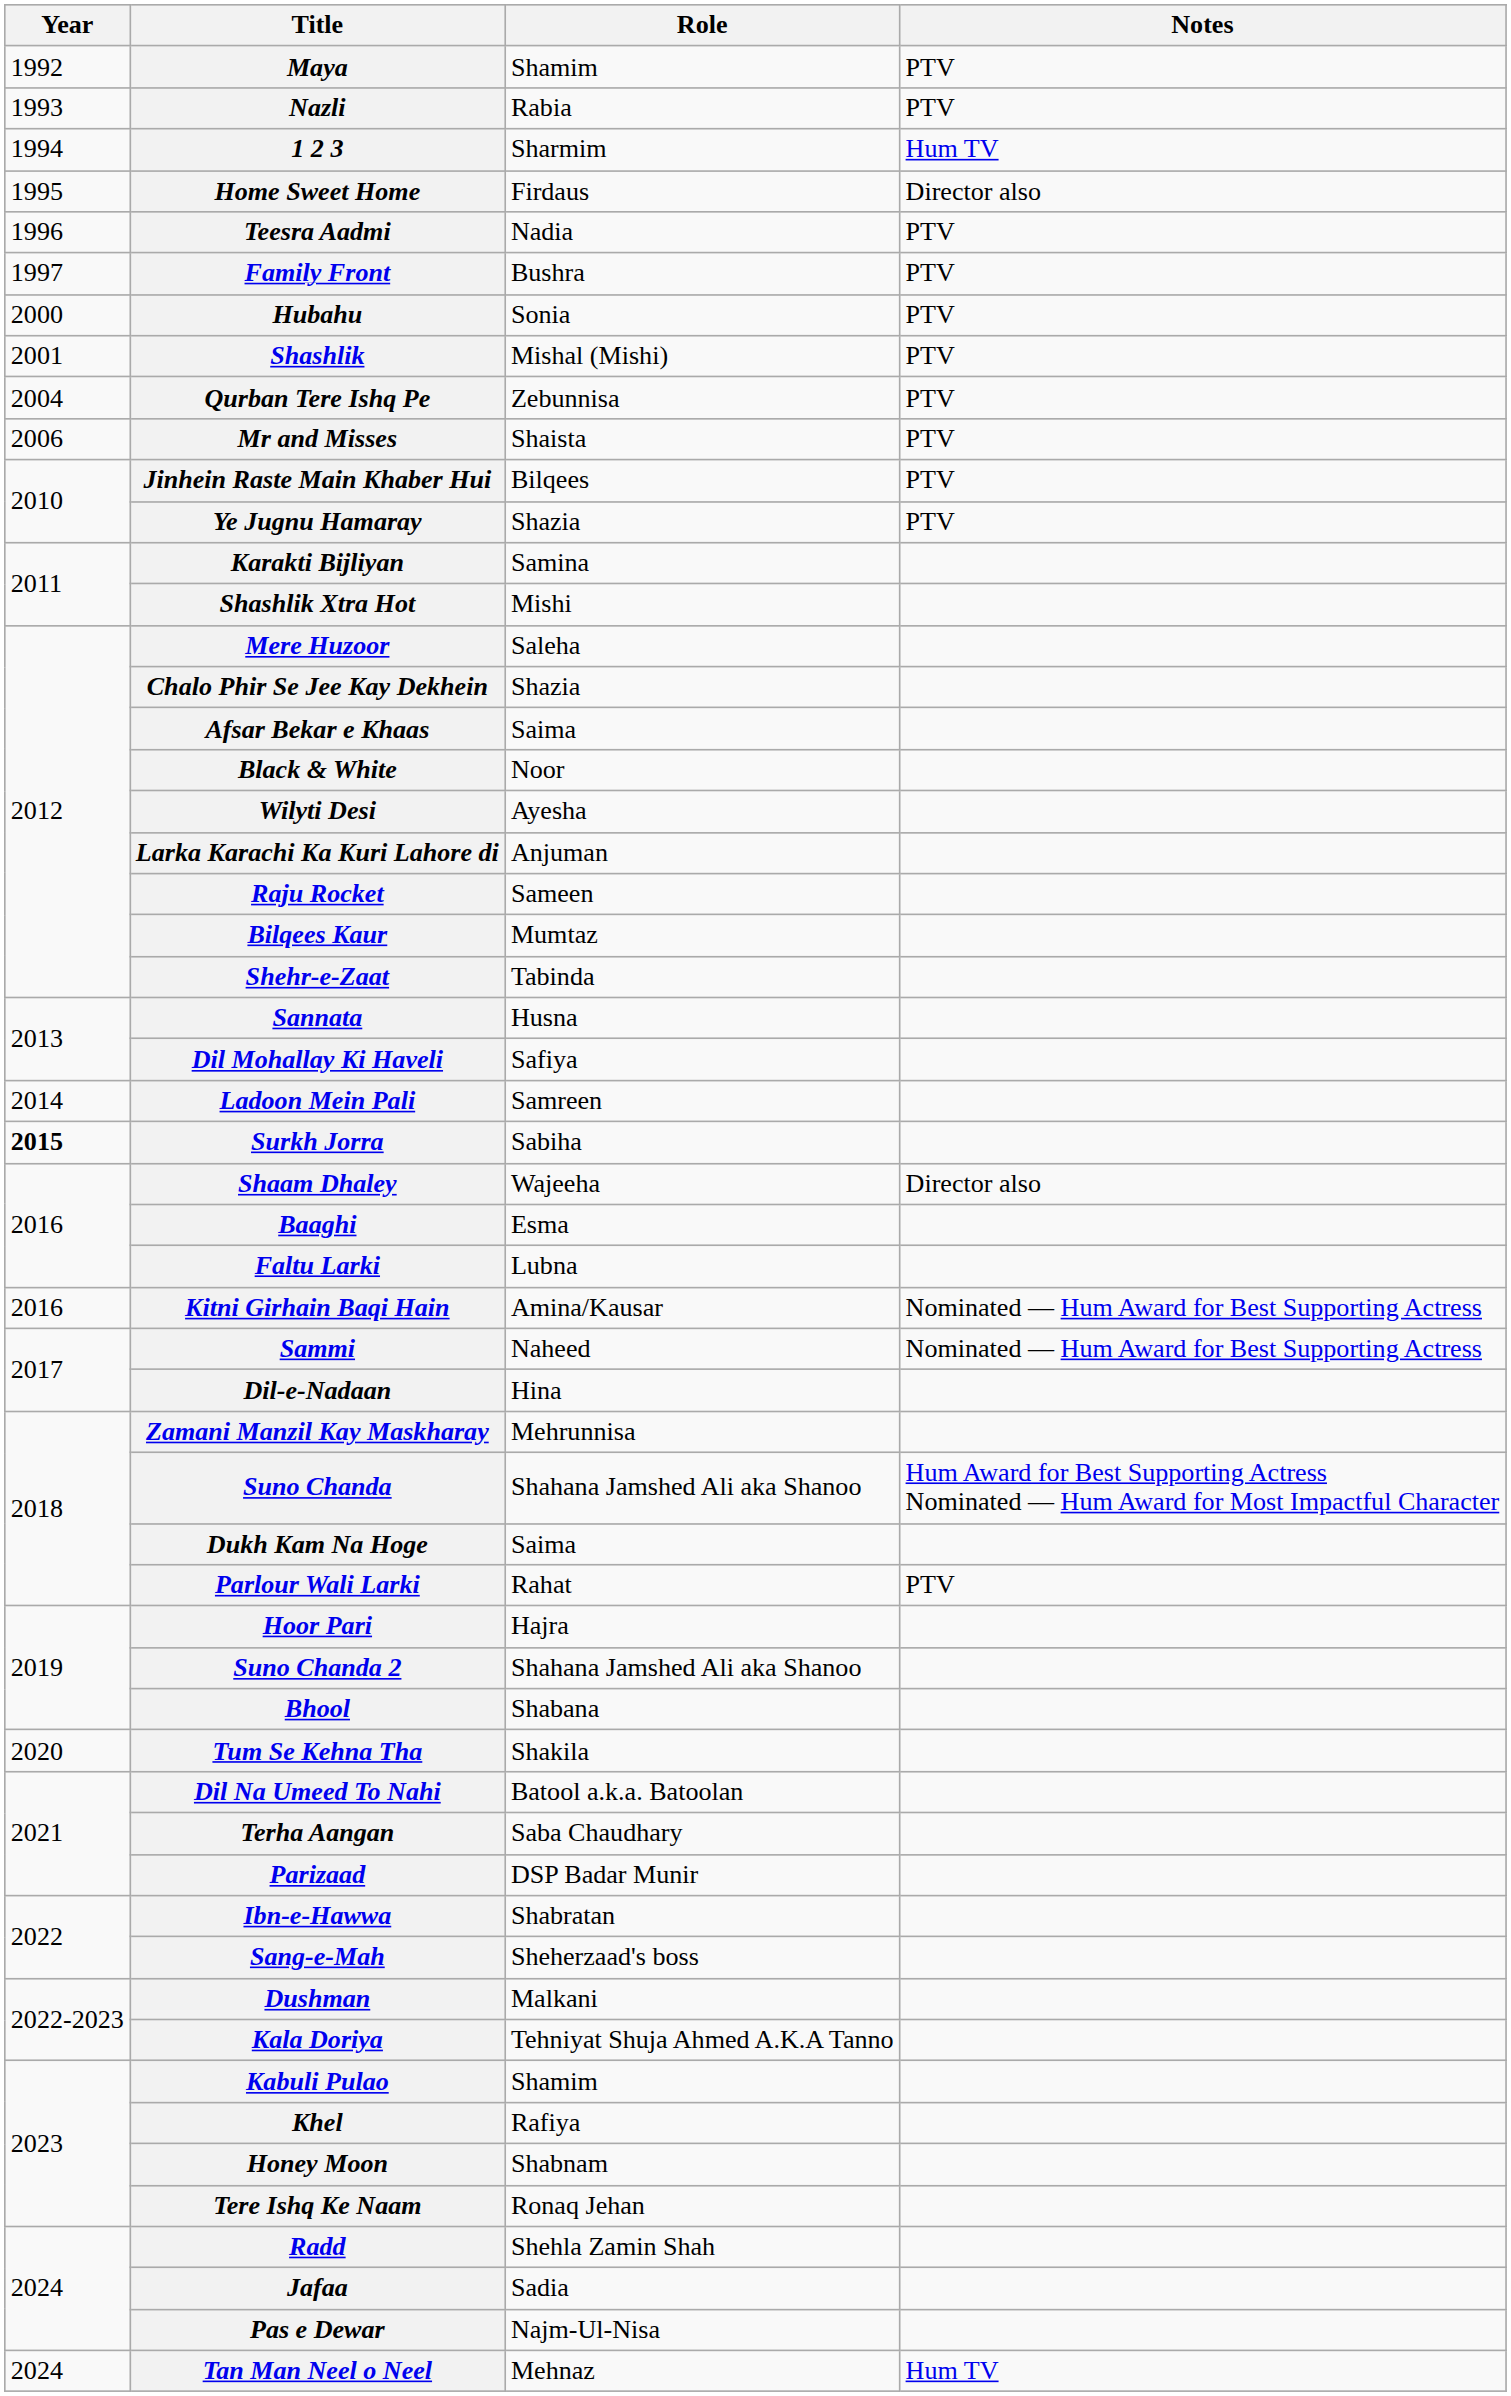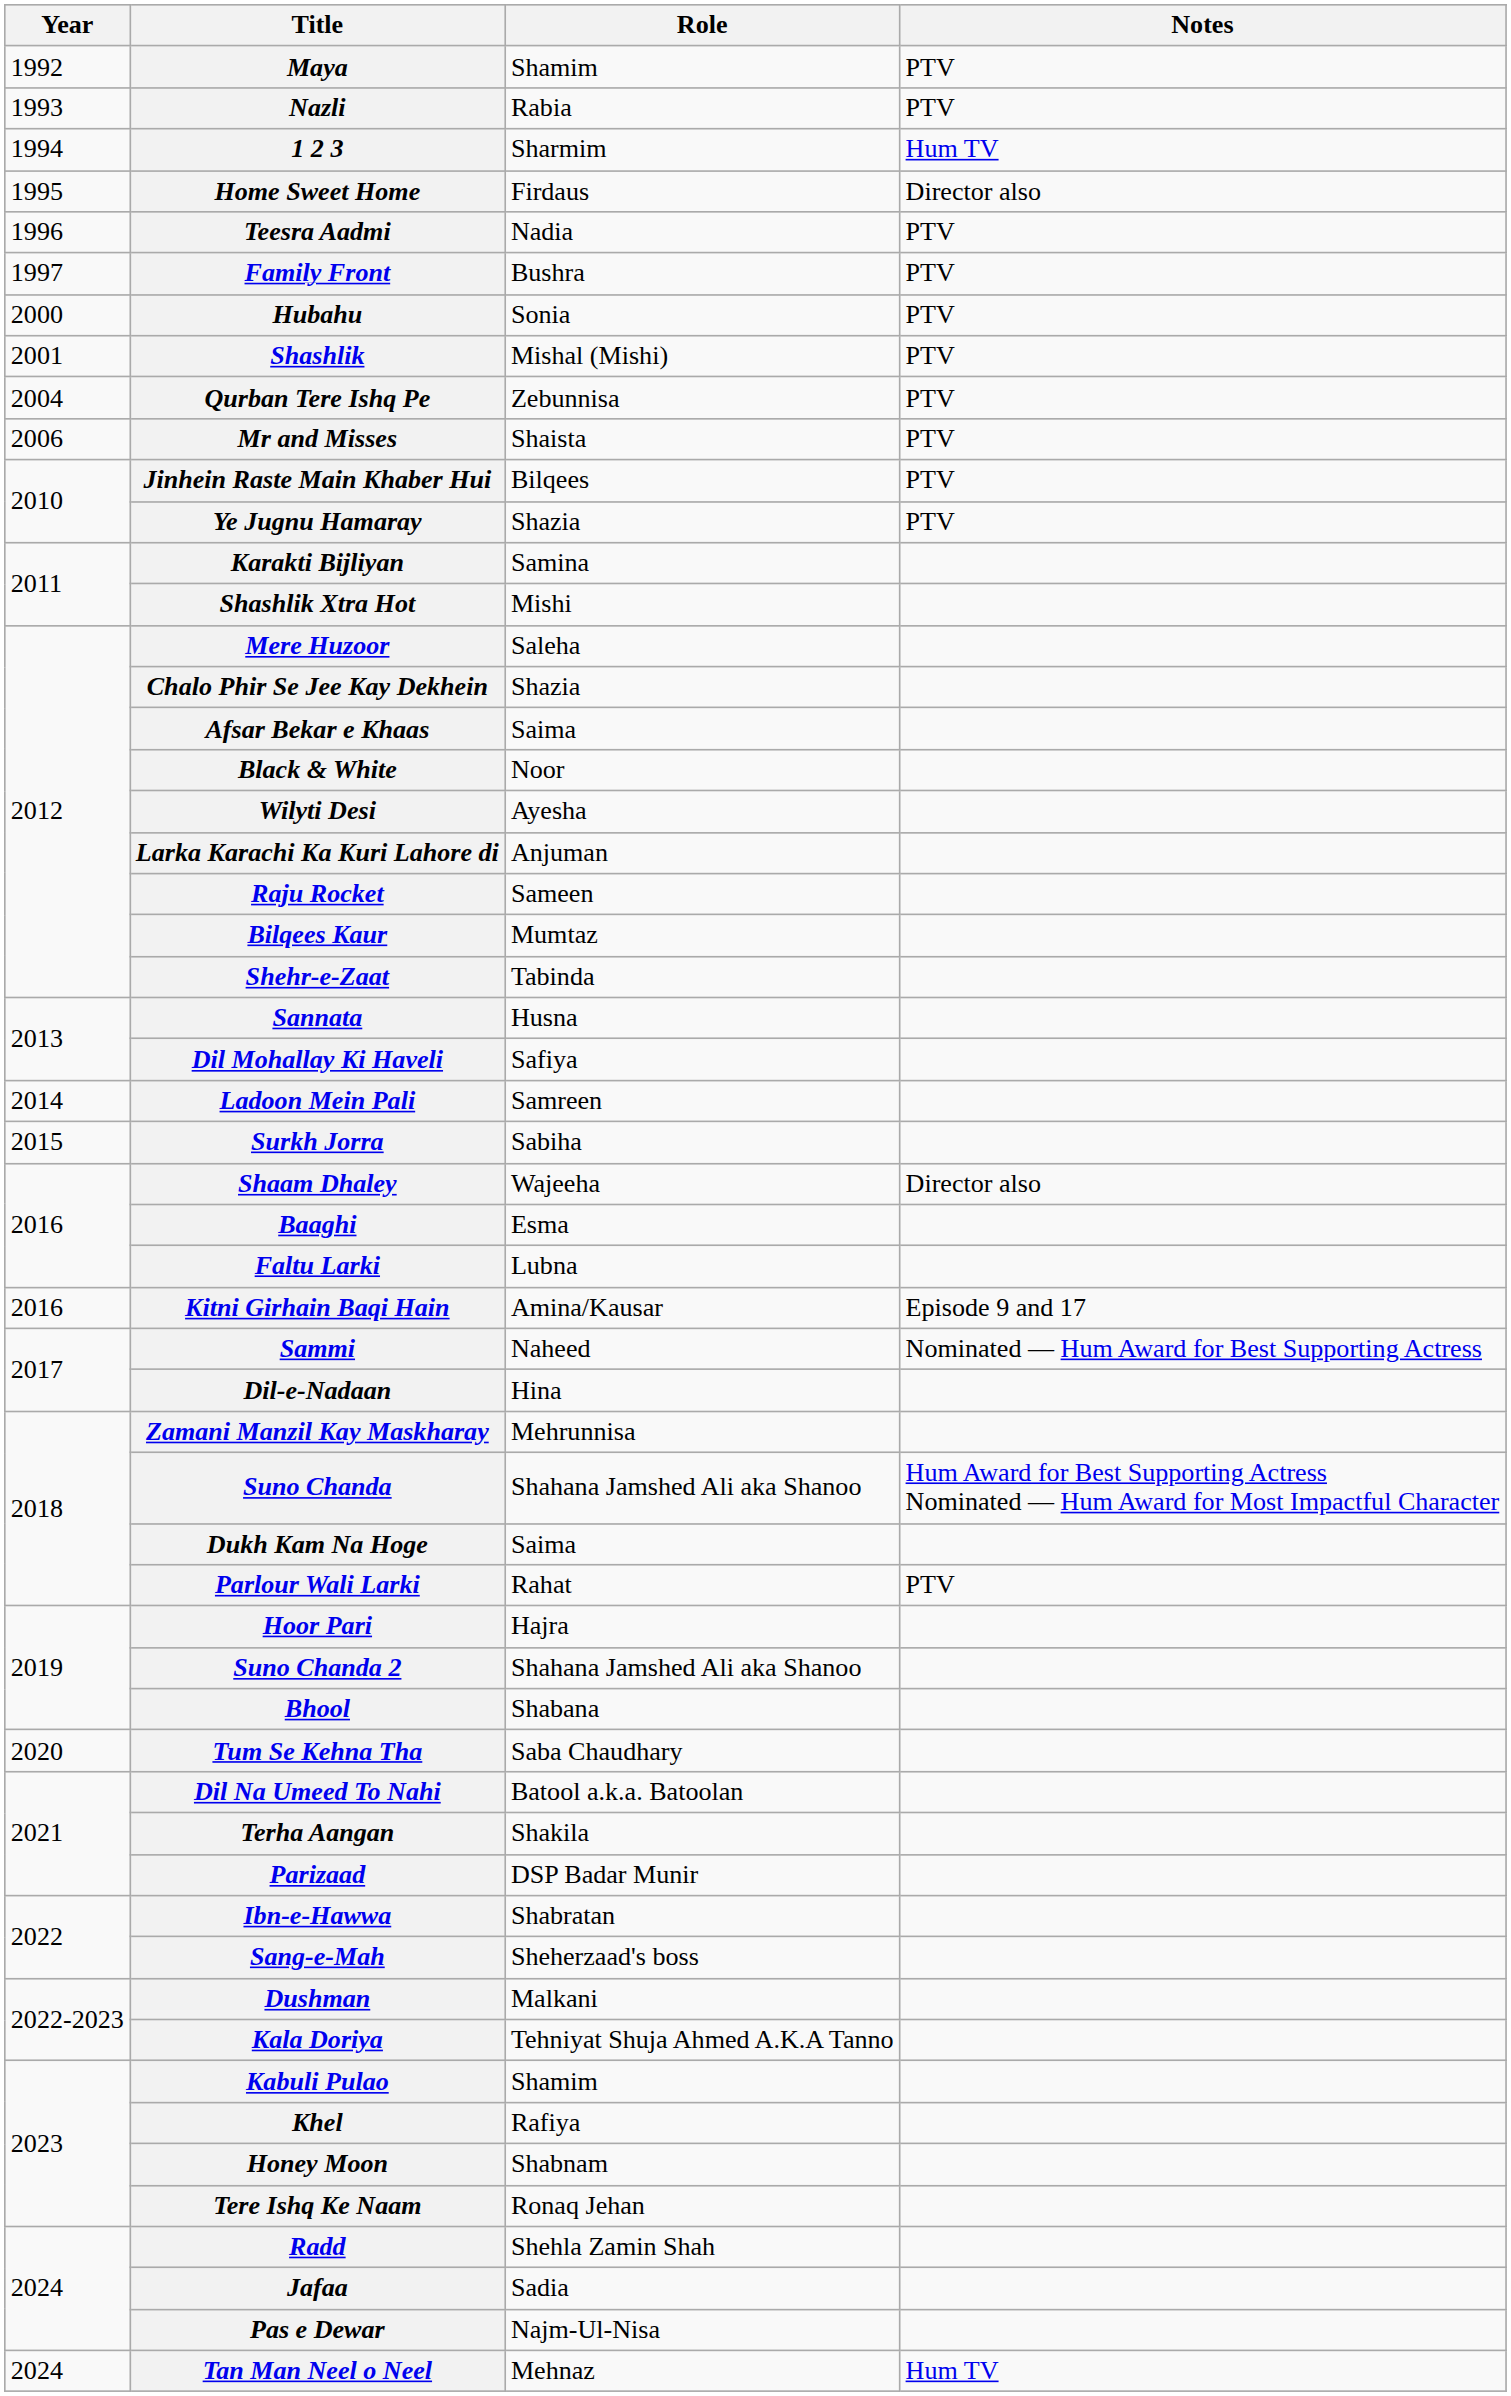(37, 1141) bold -> (37, 1141) normal
(1194, 1307) Nominated — Hum Award for Best Supporting Actress -> (996, 1307) Episode 9 and 17
(550, 1750) Shakila -> (597, 1750) Saba Chaudhary
(597, 1833) Saba Chaudhary -> (550, 1833) Shakila
